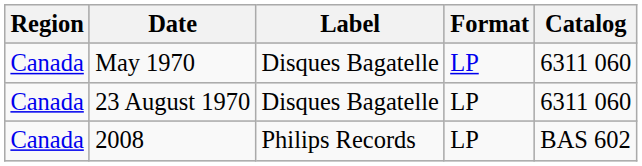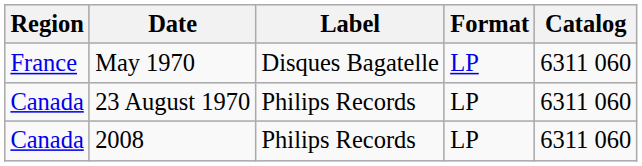(47, 62) Canada -> (44, 62) France
(350, 101) Disques Bagatelle -> (339, 101) Philips Records
(586, 140) BAS 602 -> (586, 140) 6311 060
